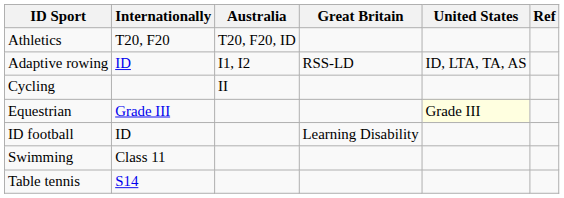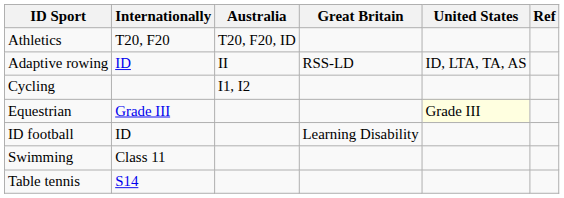(234, 63) I1, I2 -> (223, 63) II
(223, 87) II -> (234, 87) I1, I2
